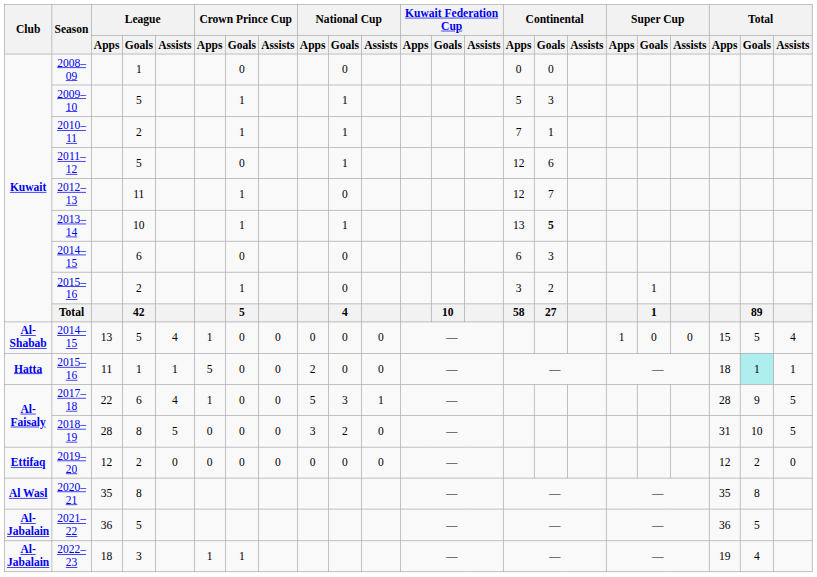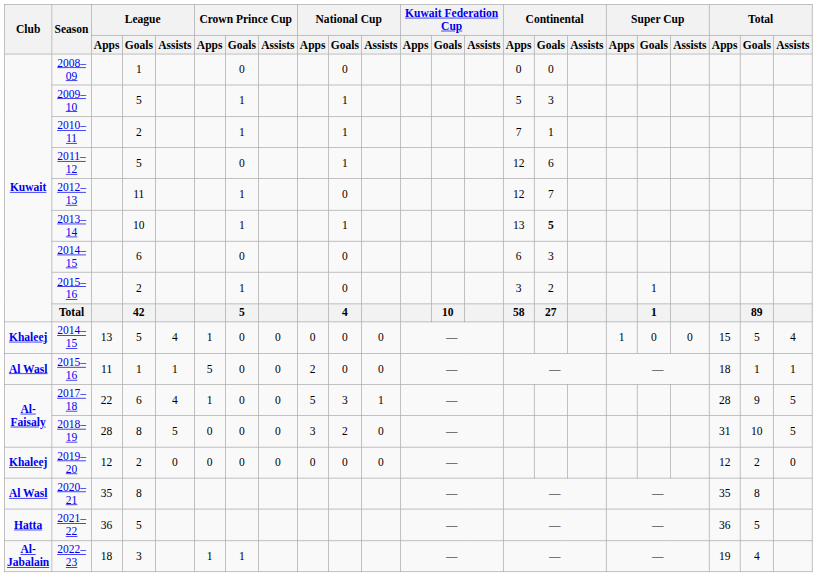(28, 337) Al-Shabab -> (28, 337) Khaleej
(28, 368) Hatta -> (28, 368) Al Wasl
(757, 368) paleturquoise background -> (757, 368) no background
(28, 462) Ettifaq -> (28, 462) Khaleej
(28, 525) Al-Jabalain -> (28, 525) Hatta
